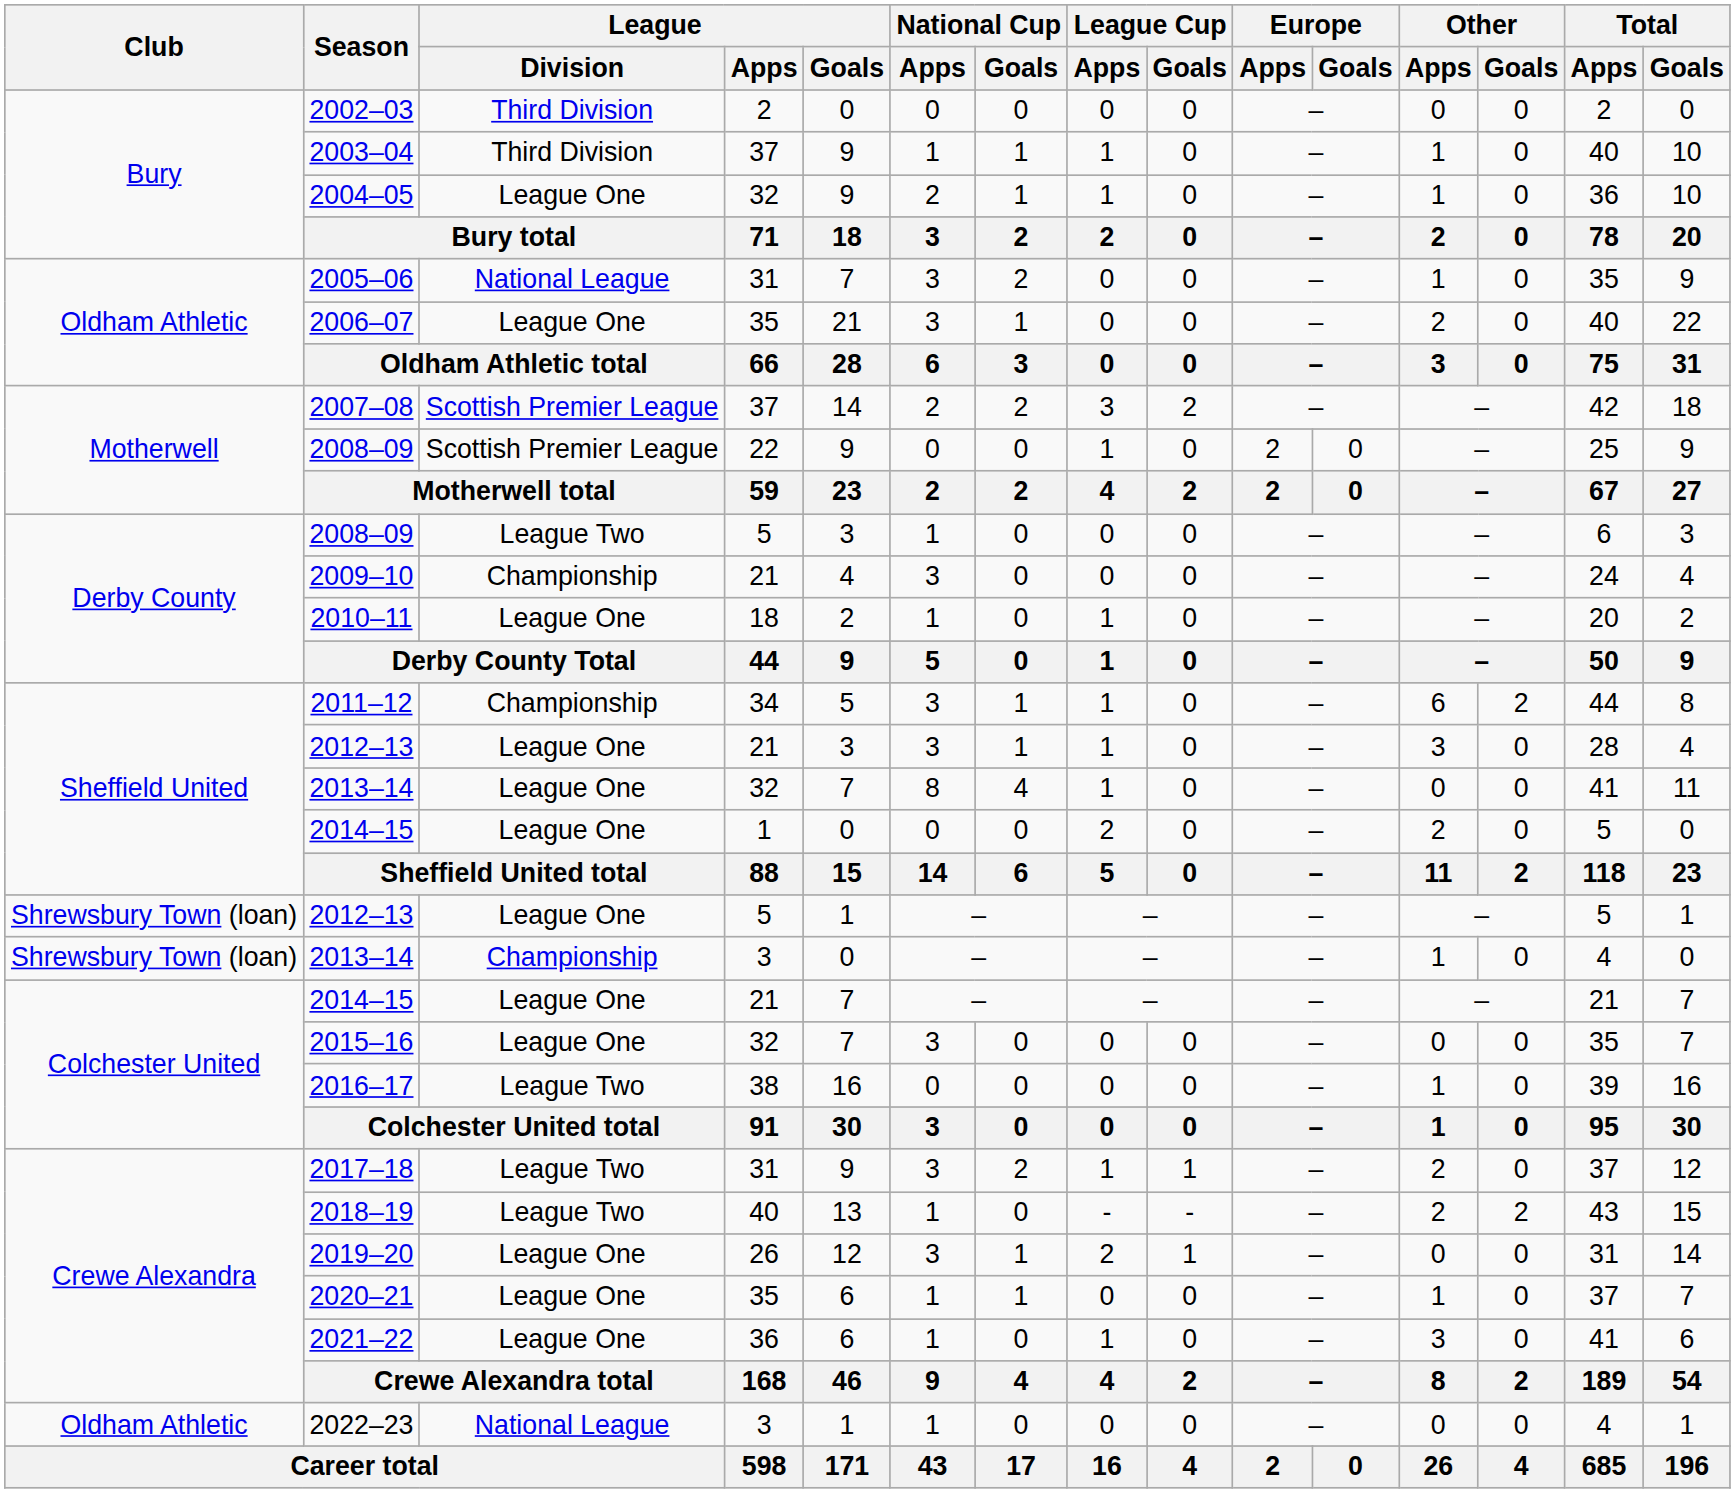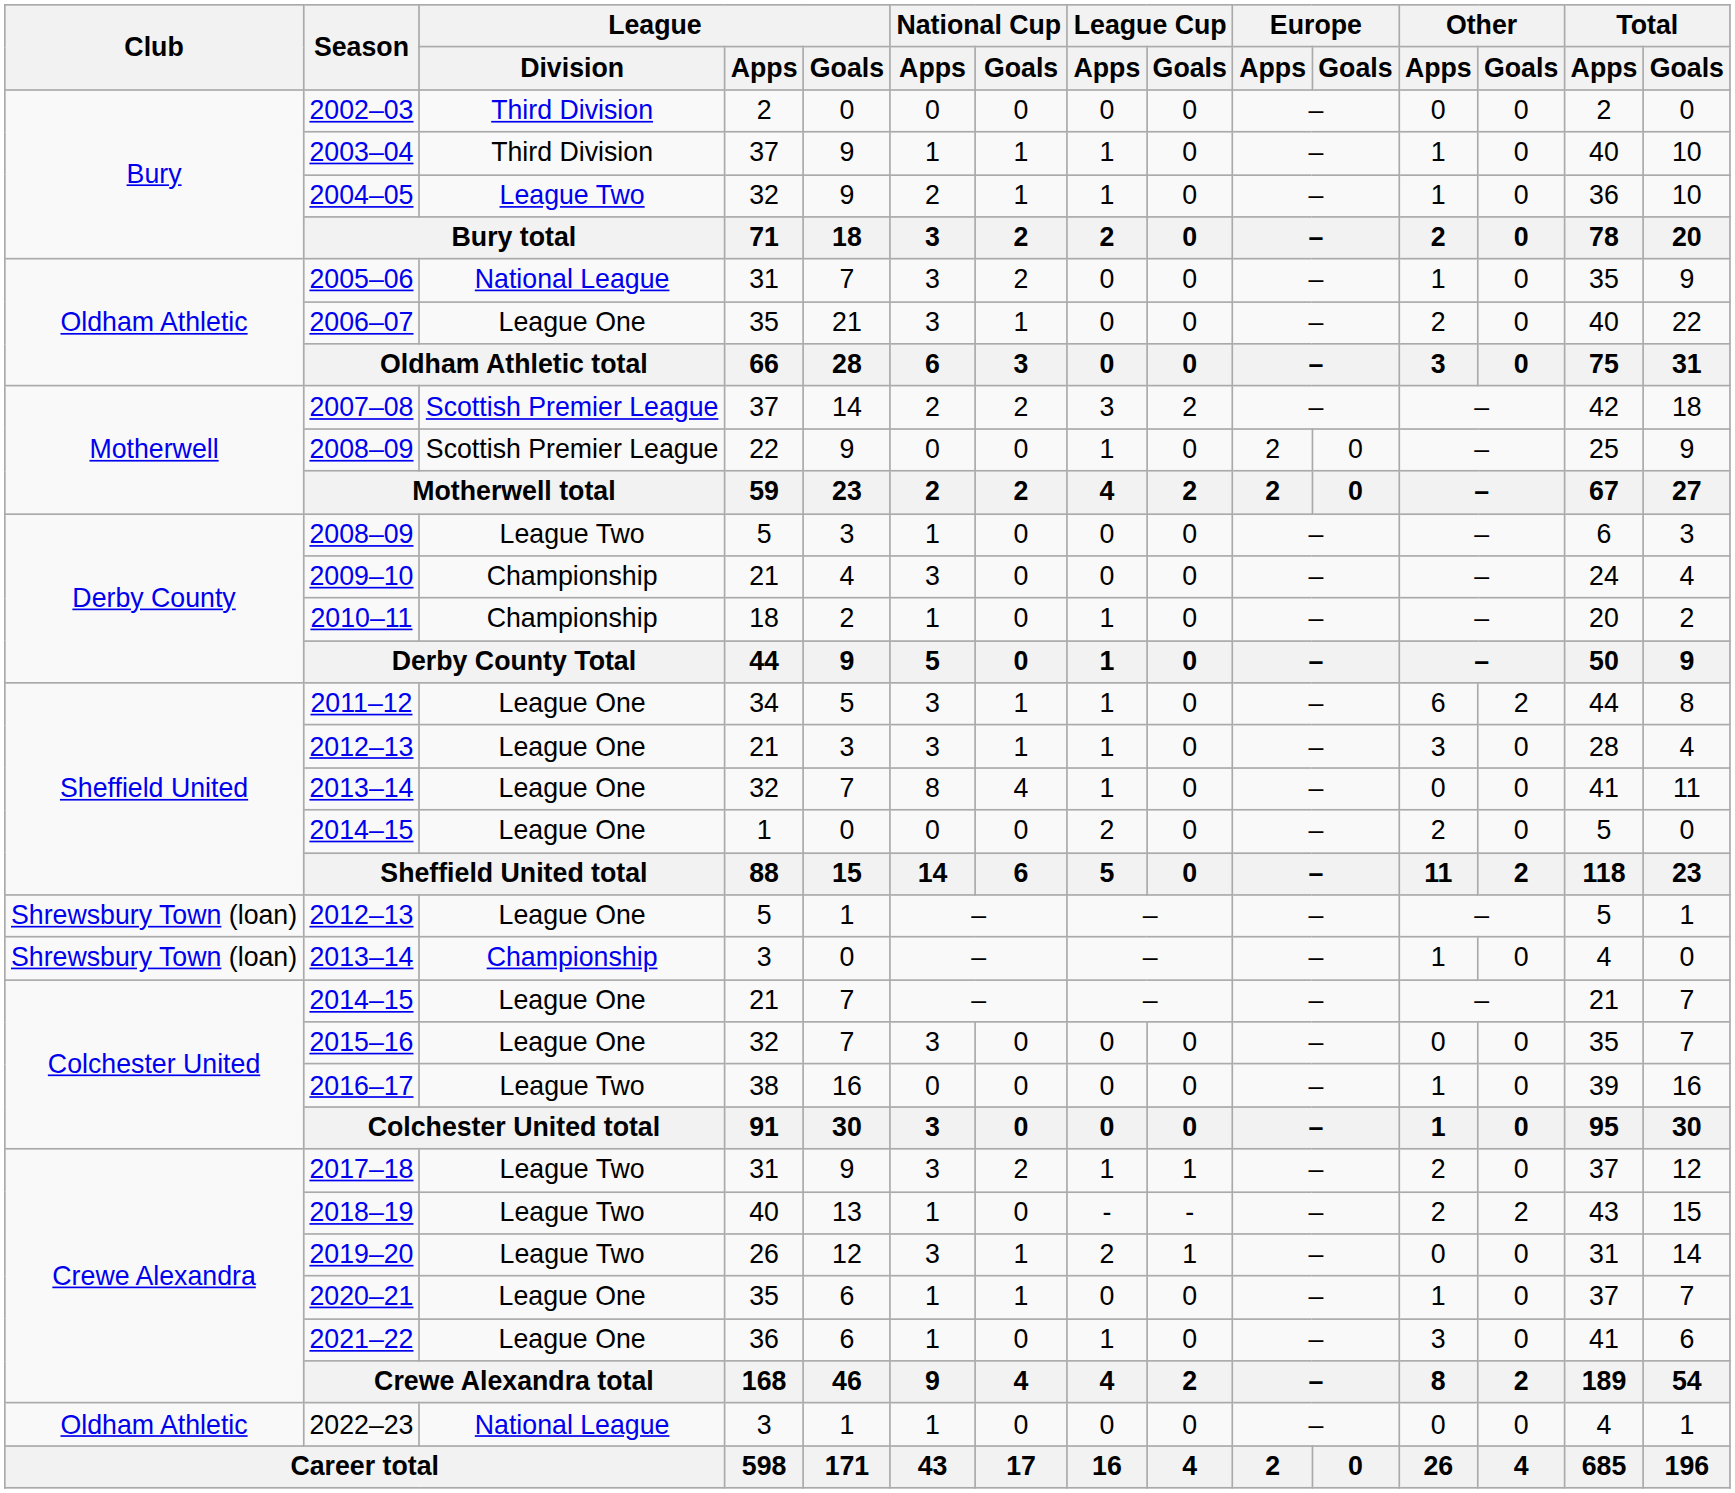(572, 195) League One -> (572, 195) League Two
(572, 618) League One -> (572, 618) Championship
(572, 703) Championship -> (572, 703) League One
(572, 1254) League One -> (572, 1254) League Two
